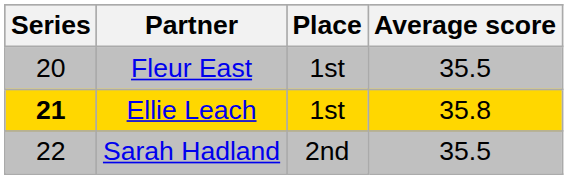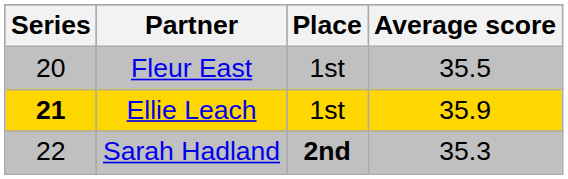(465, 109) 35.8 -> (465, 109) 35.9
(327, 151) normal -> (327, 151) bold
(465, 151) 35.5 -> (465, 151) 35.3
